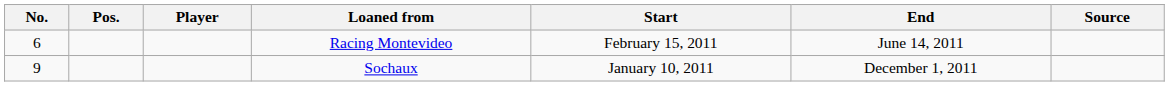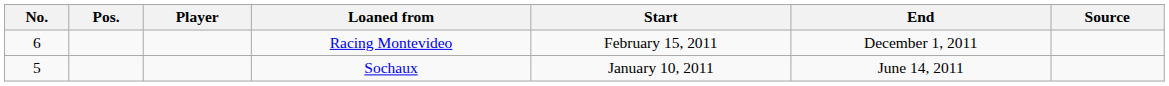(921, 43) June 14, 2011 -> (921, 43) December 1, 2011
(37, 68) 9 -> (37, 68) 5
(921, 68) December 1, 2011 -> (921, 68) June 14, 2011
